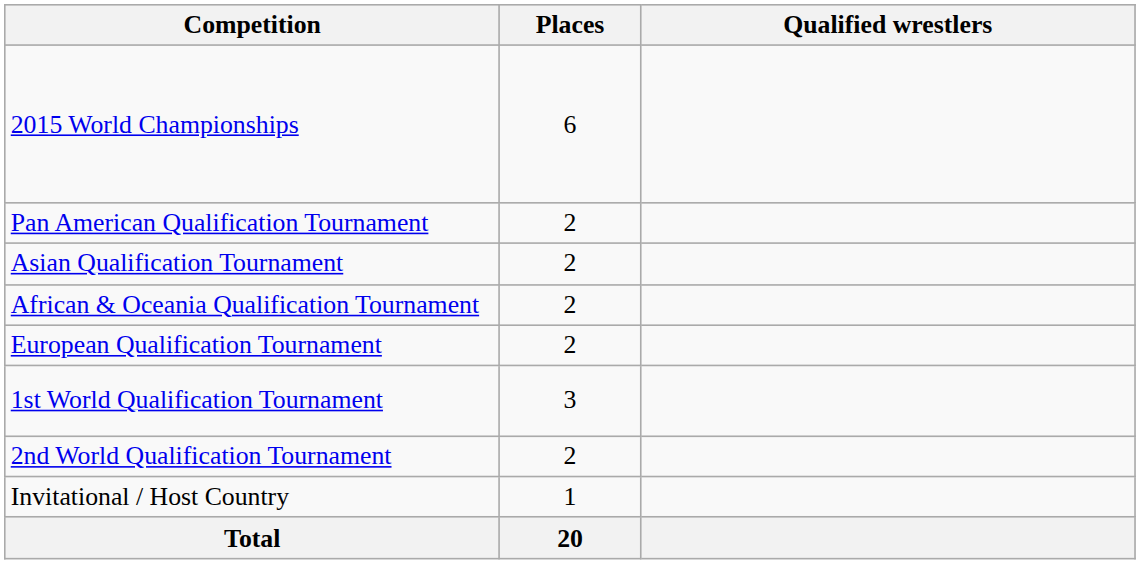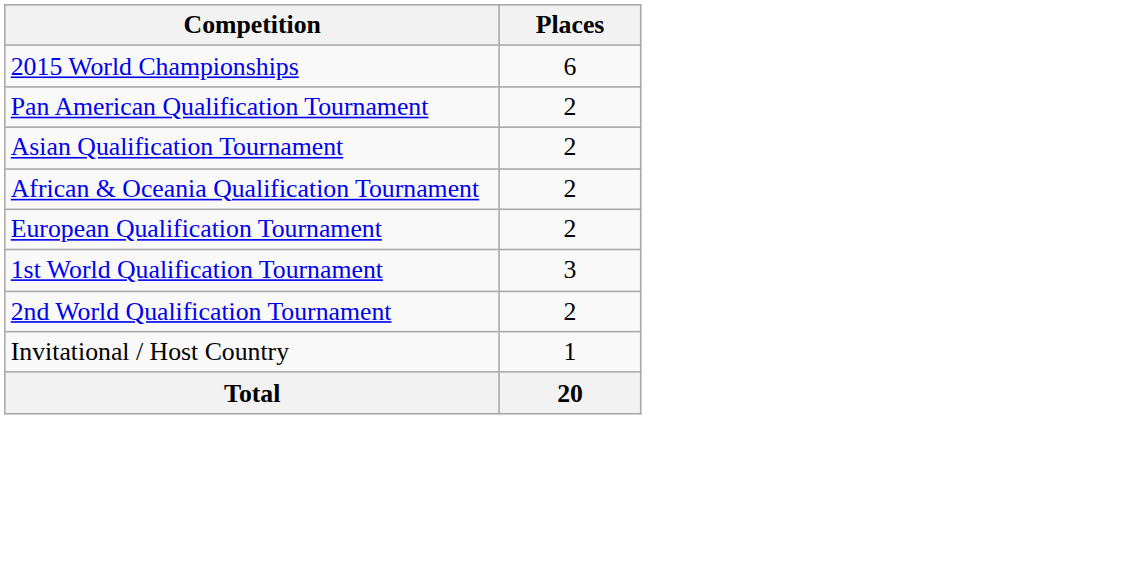- column: (888, 24)
